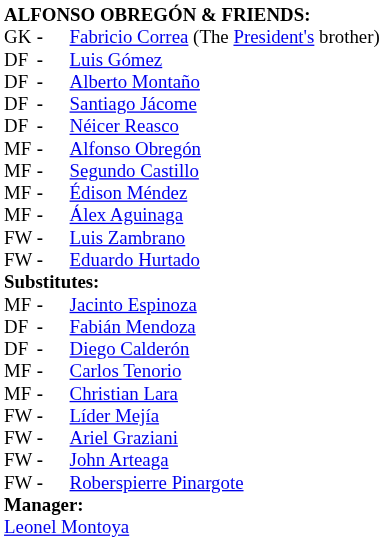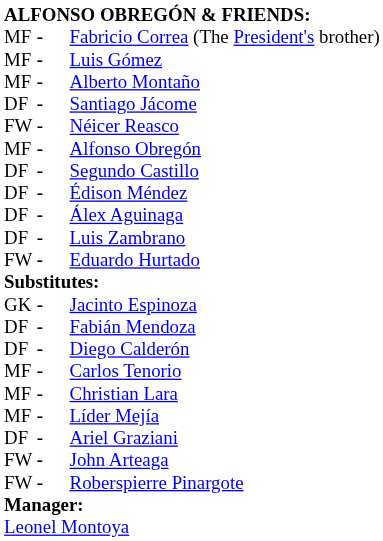(18, 37) GK -> (18, 37) MF
(16, 59) DF -> (18, 59) MF
(16, 81) DF -> (18, 81) MF
(16, 126) DF -> (18, 126) FW
(18, 170) MF -> (16, 170) DF
(18, 193) MF -> (16, 193) DF
(18, 215) MF -> (16, 215) DF
(18, 237) FW -> (16, 237) DF
(18, 304) MF -> (18, 304) GK
(18, 415) FW -> (18, 415) MF
(18, 438) FW -> (16, 438) DF
